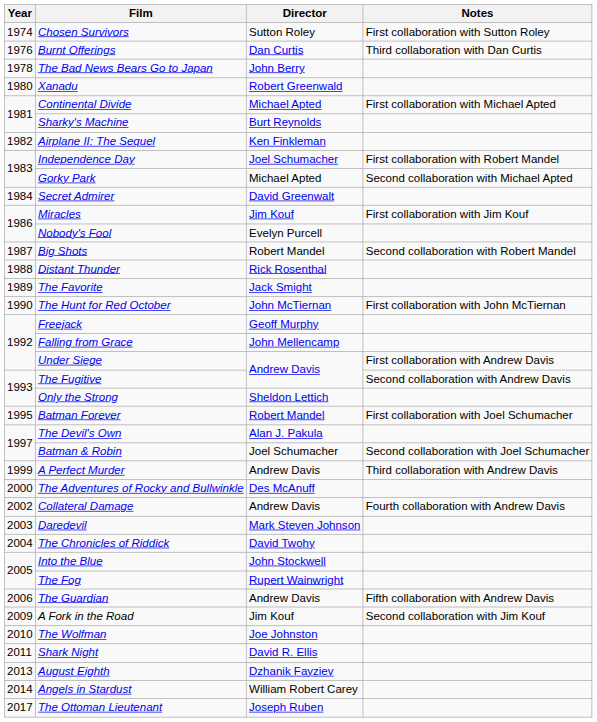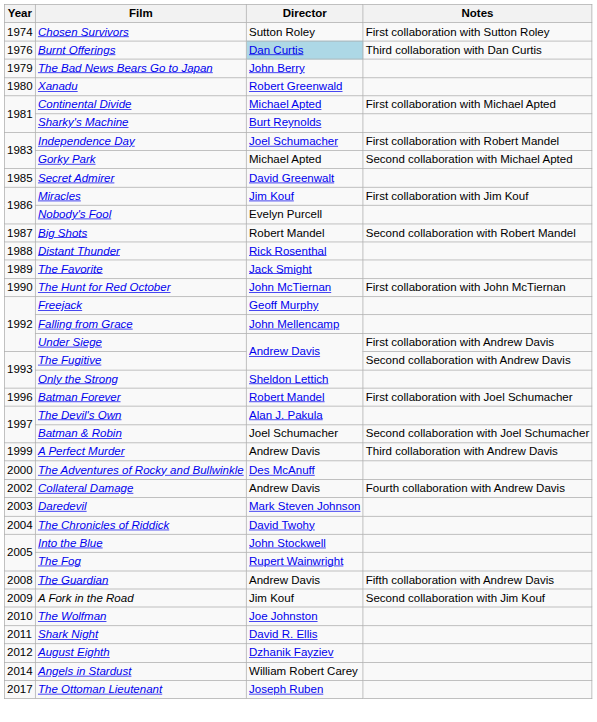(276, 50) no background -> (276, 50) lightblue background
(20, 68) 1978 -> (20, 68) 1979
- row: (97, 141)
(20, 196) 1984 -> (20, 178) 1985
(20, 415) 1995 -> (20, 397) 1996
(20, 598) 2006 -> (20, 580) 2008
(20, 671) 2013 -> (20, 653) 2012
